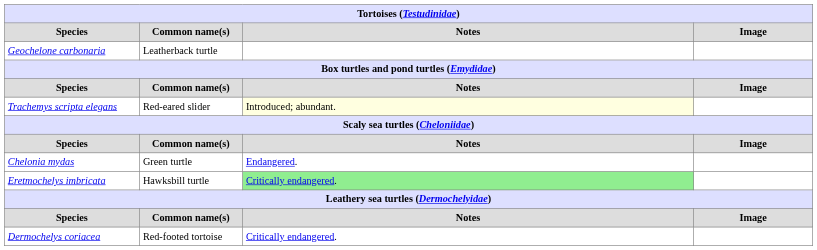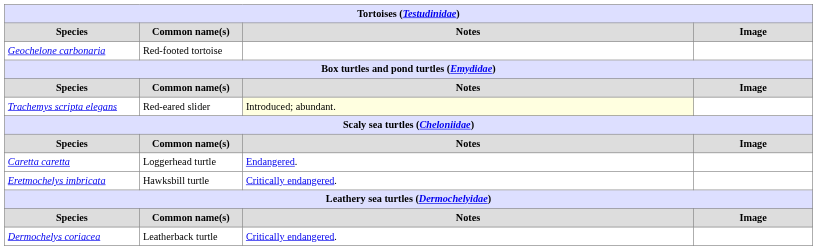(180, 50) Leatherback turtle -> (183, 50) Red-footed tortoise
+ row: (39, 162)
- row: (41, 162)
(291, 180) lightgreen background -> (291, 180) no background
(183, 236) Red-footed tortoise -> (180, 236) Leatherback turtle
